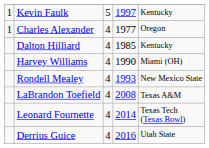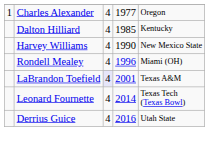- row: (43, 12)
(161, 62) Miami (OH) -> (171, 45) New Mexico State
(126, 78) 1993 -> (126, 62) 1996
(171, 78) New Mexico State -> (161, 62) Miami (OH)
(108, 95) no background -> (108, 78) lavender background
(126, 95) 2008 -> (126, 78) 2001
